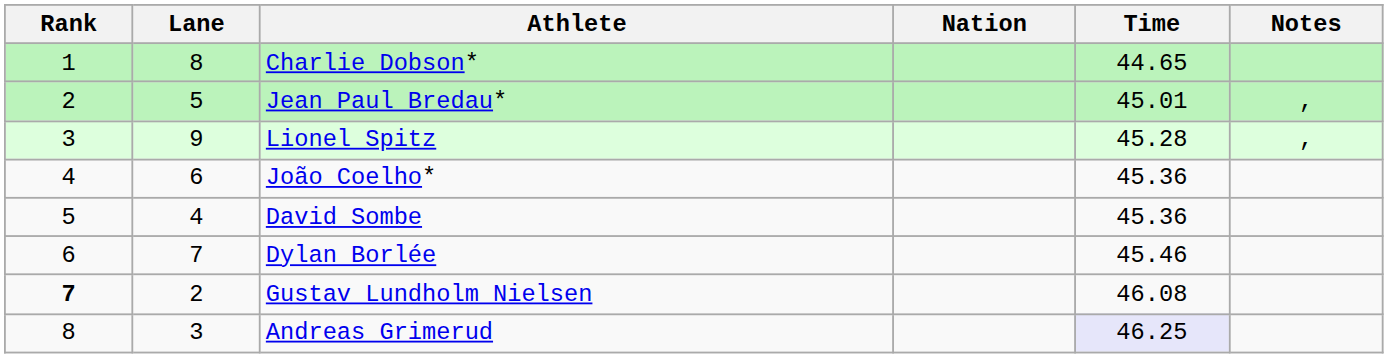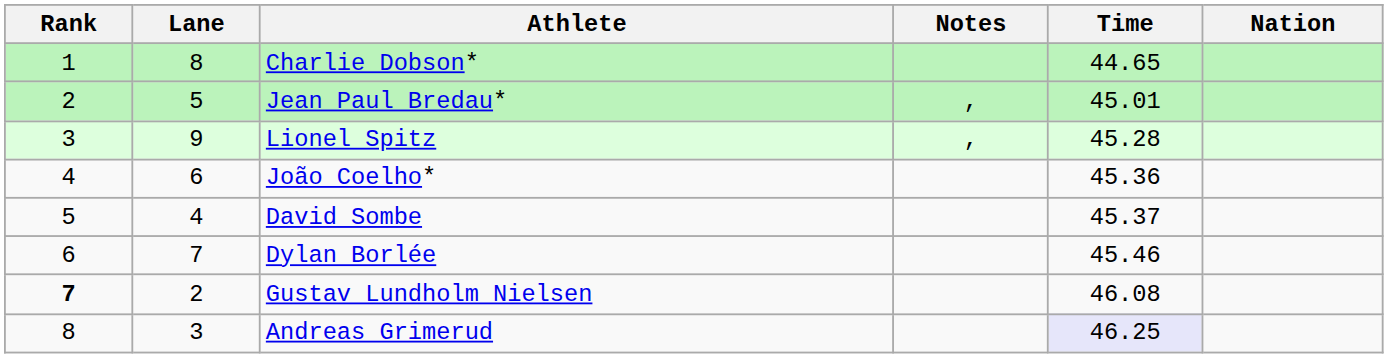columns swapped: (984, 24) <-> (1306, 24)
(1152, 217) 45.36 -> (1125, 217) 45.37
